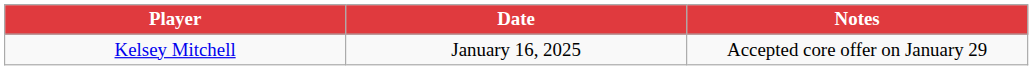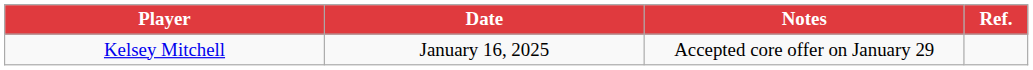+ column: (996, 19)
